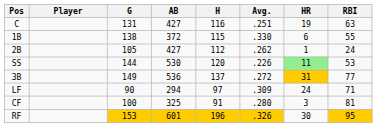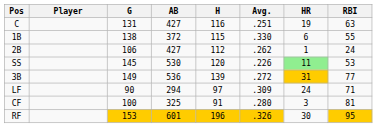(129, 50) 105 -> (129, 50) 106
(129, 63) 144 -> (129, 63) 145
(218, 77) 137 -> (218, 77) 139
